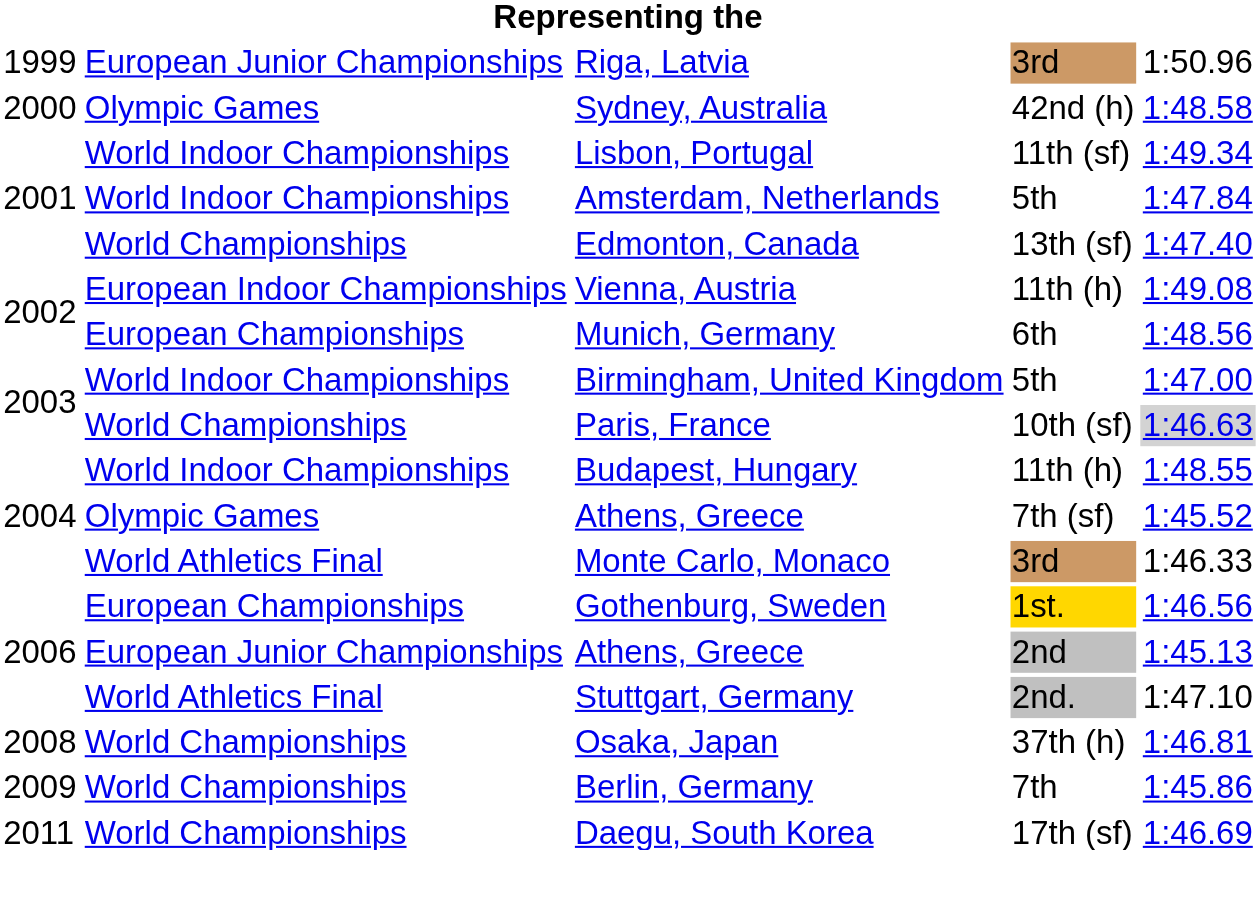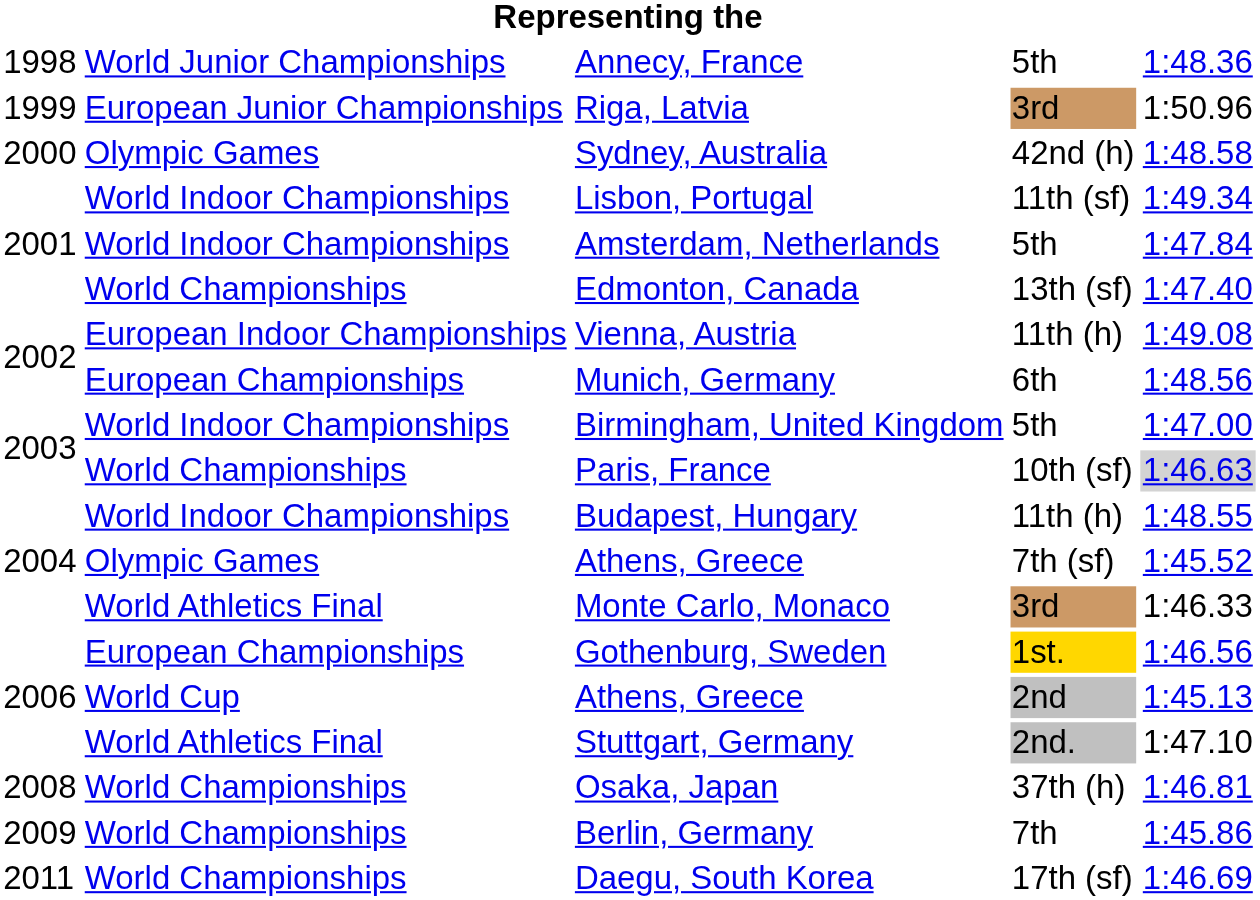+ row: (689, 62)
(324, 651) European Junior Championships -> (162, 696) World Cup
